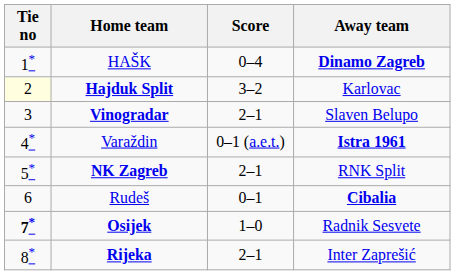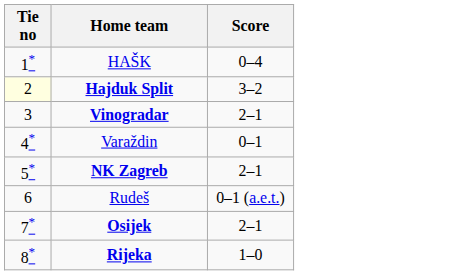- column: (372, 25)
(250, 141) 0–1 (a.e.t.) -> (250, 141) 0–1
(250, 198) 0–1 -> (250, 198) 0–1 (a.e.t.)
(28, 225) bold -> (28, 225) normal
(250, 225) 1–0 -> (250, 225) 2–1
(250, 255) 2–1 -> (250, 255) 1–0
